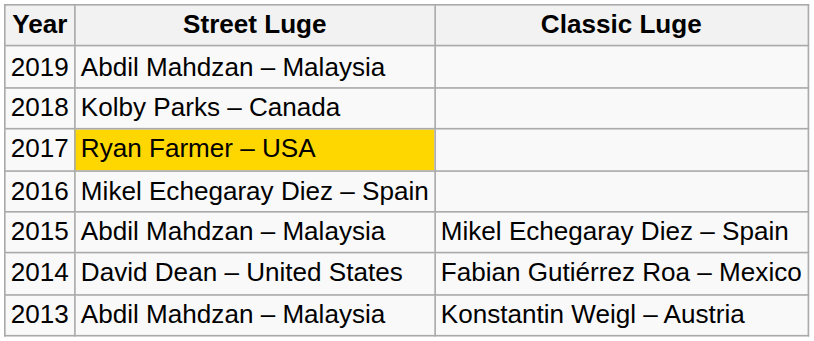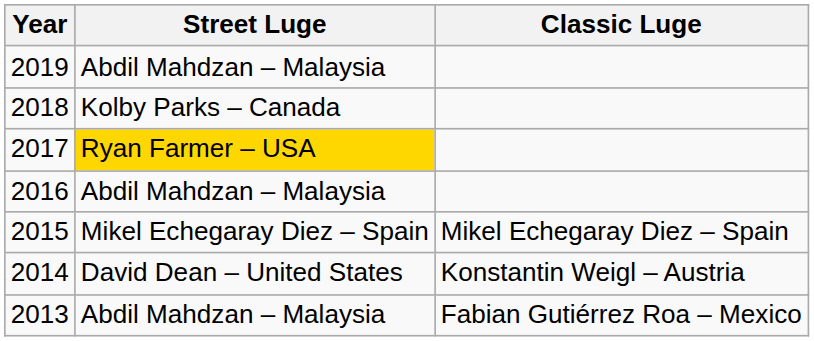(255, 190) Mikel Echegaray Diez – Spain -> (233, 190) Abdil Mahdzan – Malaysia
(233, 231) Abdil Mahdzan – Malaysia -> (255, 231) Mikel Echegaray Diez – Spain
(621, 273) Fabian Gutiérrez Roa – Mexico -> (593, 273) Konstantin Weigl – Austria
(593, 314) Konstantin Weigl – Austria -> (621, 314) Fabian Gutiérrez Roa – Mexico
